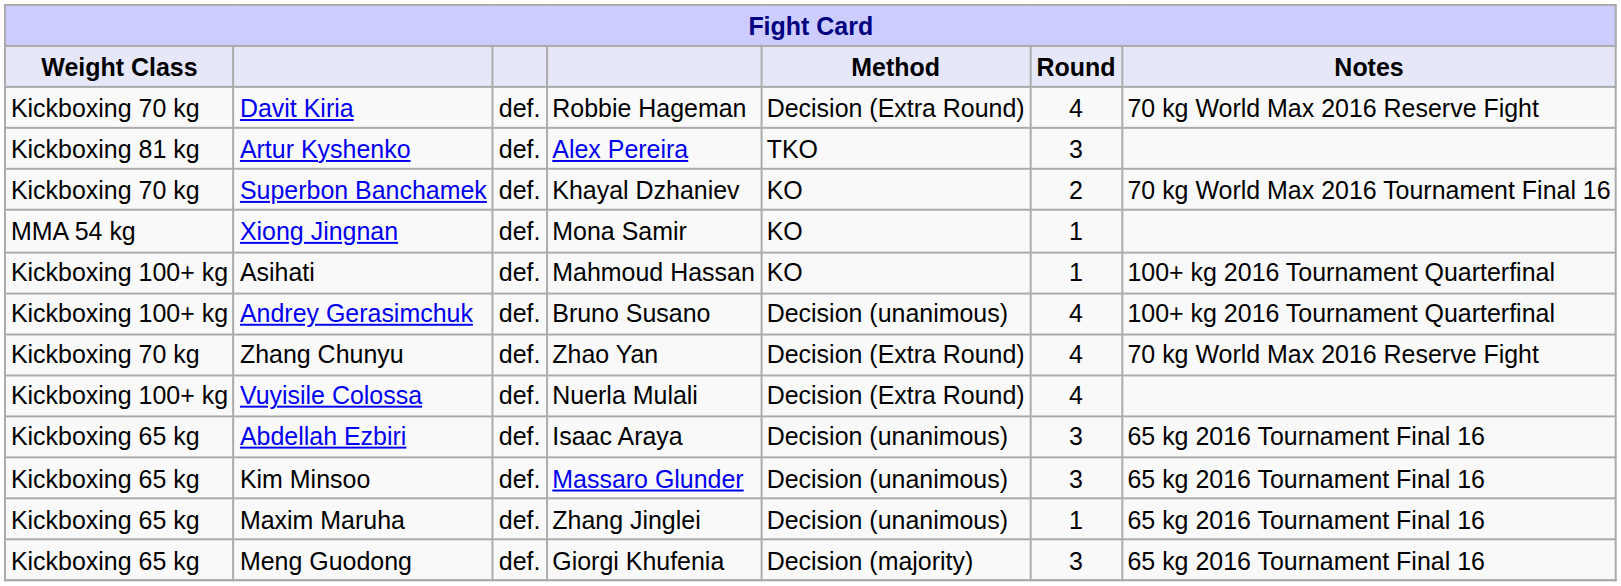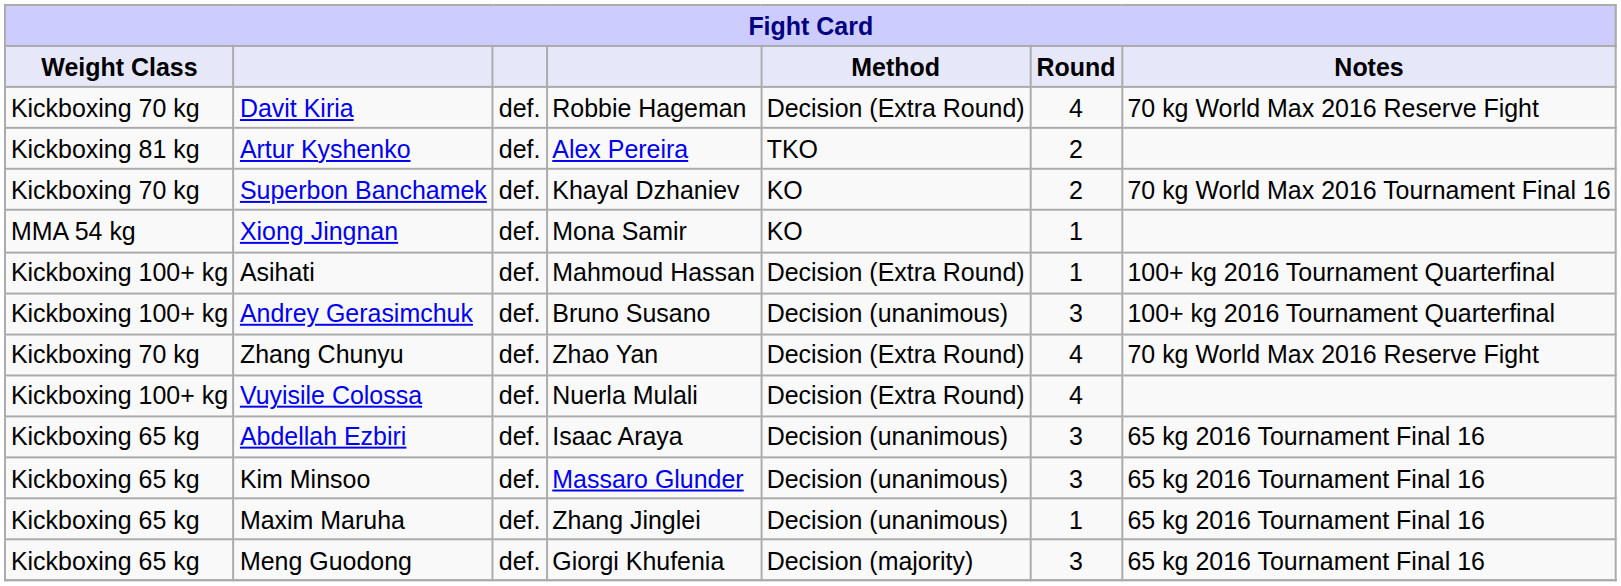(1076, 149) 3 -> (1076, 149) 2
(785, 272) KO -> (896, 272) Decision (Extra Round)
(1076, 313) 4 -> (1076, 313) 3
